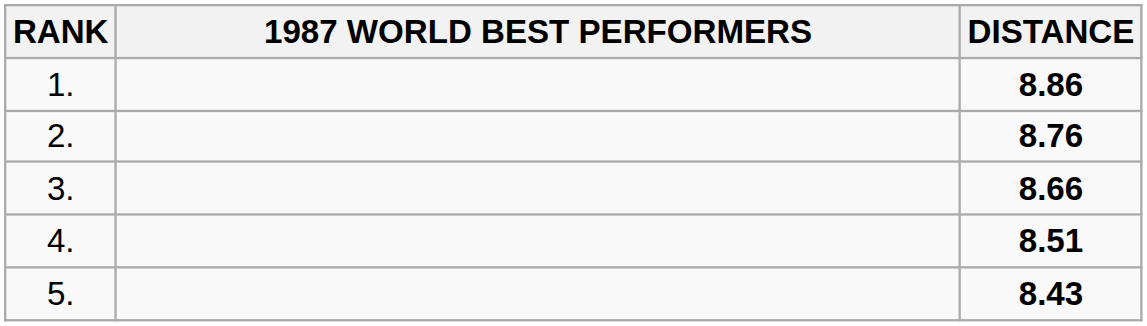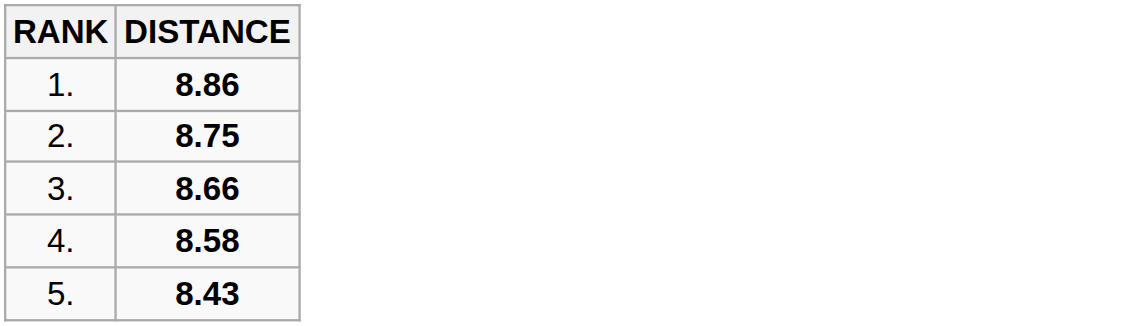- column: (538, 32)
(1051, 136) 8.76 -> (207, 136) 8.75
(1051, 241) 8.51 -> (207, 241) 8.58
